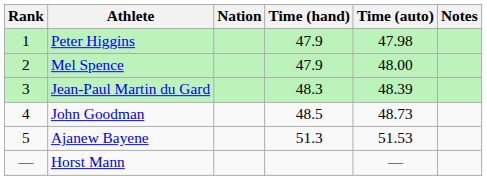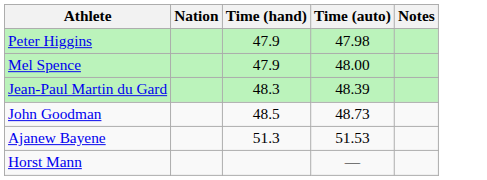- column: (26, 16)
